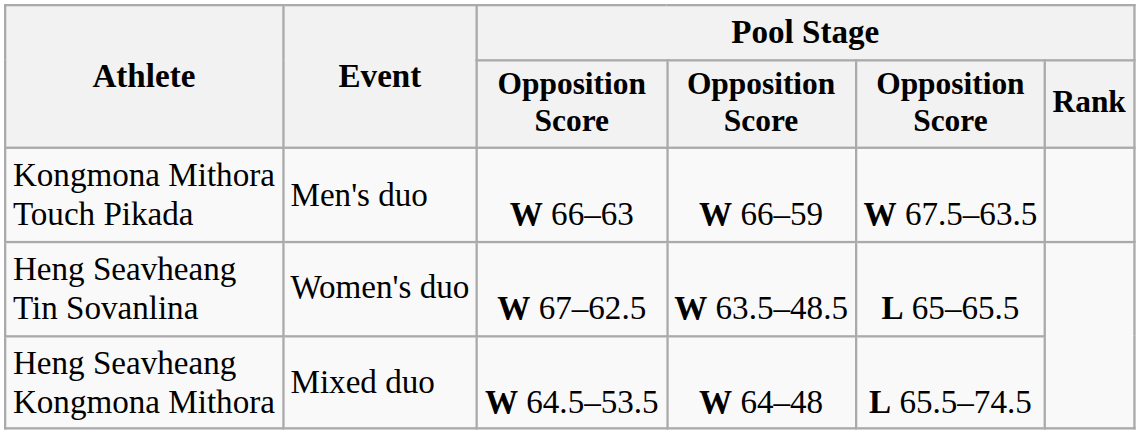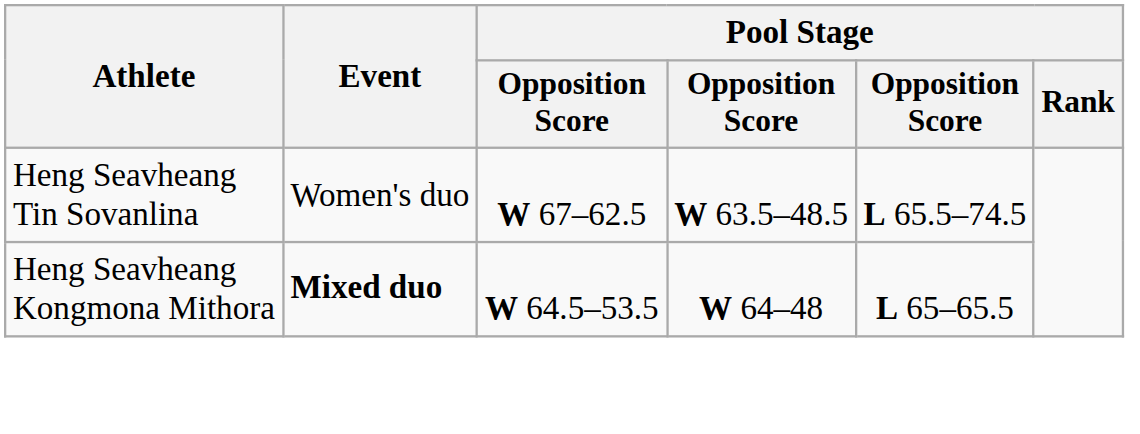- row: (144, 194)
(950, 308) L 65–65.5 -> (945, 214) L 65.5–74.5
(363, 382) normal -> (366, 288) bold
(950, 401) L 65.5–74.5 -> (945, 308) L 65–65.5
